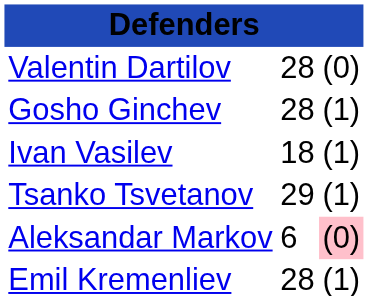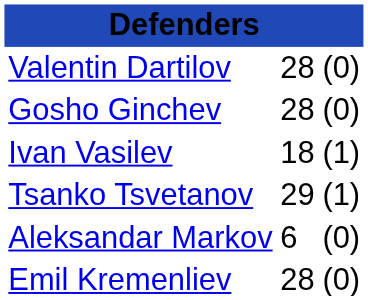(341, 110) (1) -> (341, 110) (0)
(341, 237) pink background -> (341, 237) no background
(341, 279) (1) -> (341, 279) (0)
